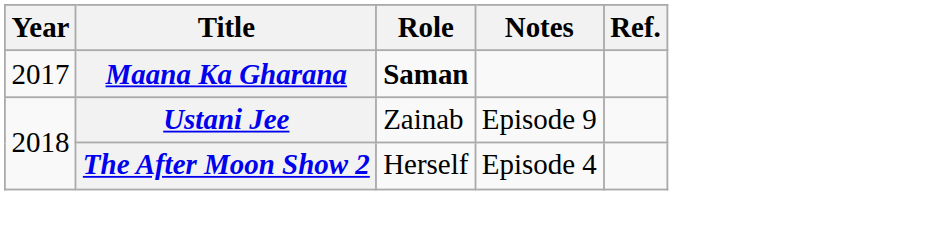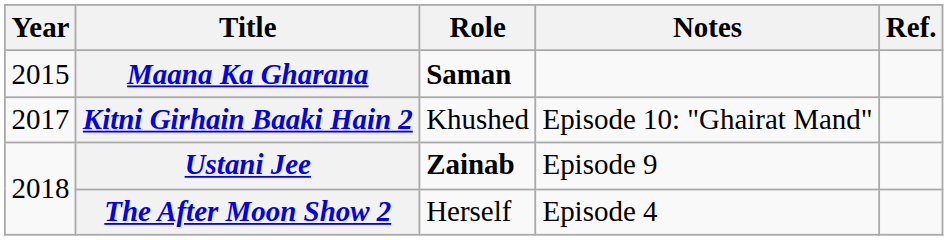(41, 73) 2017 -> (41, 73) 2015
+ row: (248, 119)
(423, 119) normal -> (470, 165) bold
